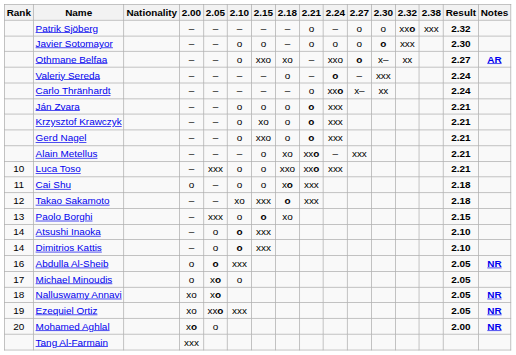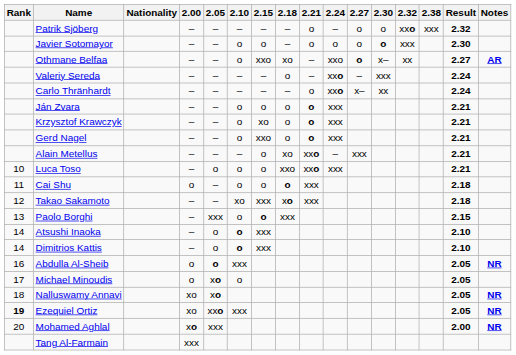(335, 75) o -> (335, 75) xxo
(215, 170) xxx -> (215, 170) o
(287, 185) xo -> (287, 185) o
(287, 201) o -> (287, 201) xo
(287, 217) xo -> (287, 217) xxx
(19, 311) normal -> (19, 311) bold
(215, 327) o -> (215, 327) xxx
